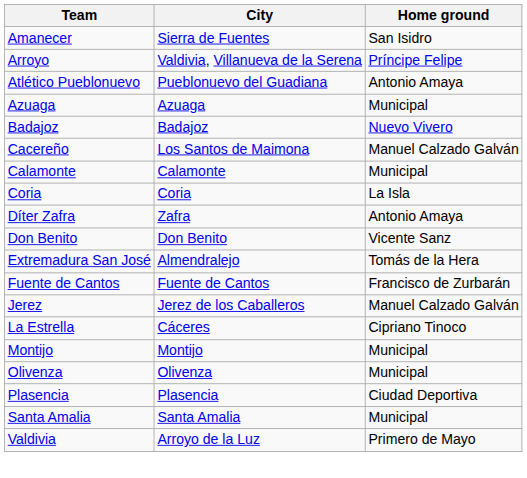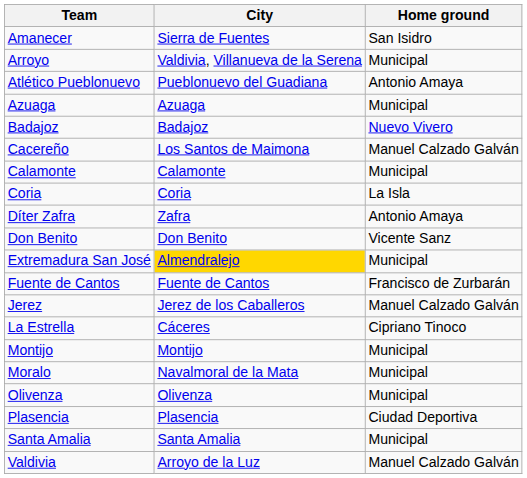(415, 60) Príncipe Felipe -> (398, 60) Municipal
(198, 261) no background -> (198, 261) gold background
(424, 261) Tomás de la Hera -> (398, 261) Municipal
+ row: (29, 372)
(422, 439) Primero de Mayo -> (444, 462) Manuel Calzado Galván
